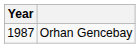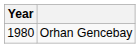(21, 33) 1987 -> (21, 33) 1980
